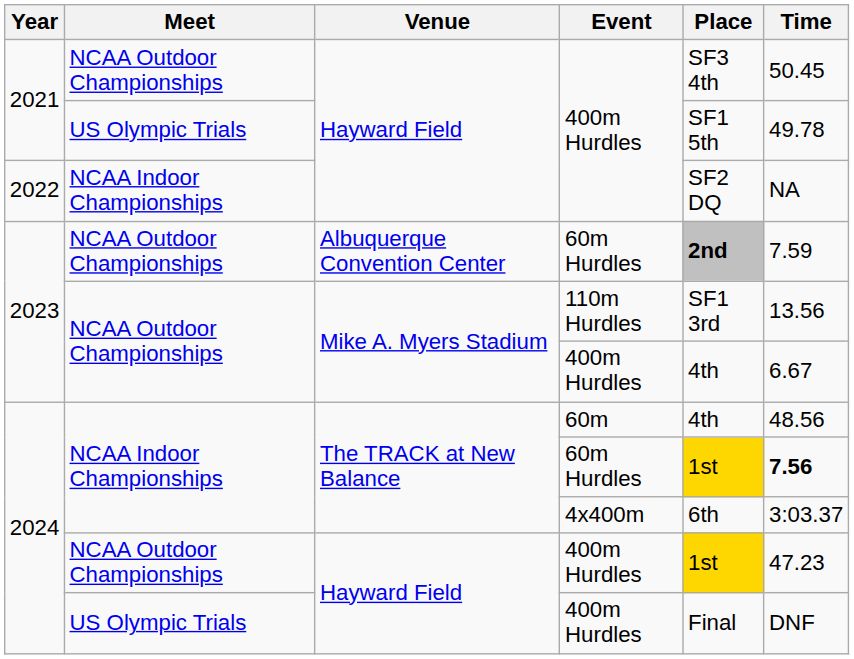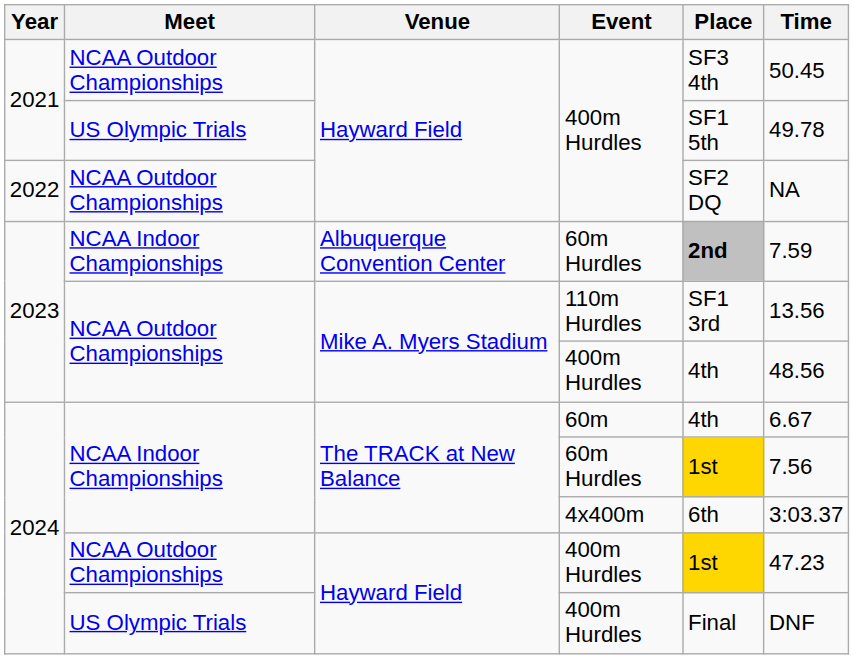(146, 190) NCAA Indoor Championships -> (146, 190) NCAA Outdoor Championships
(146, 250) NCAA Outdoor Championships -> (146, 250) NCAA Indoor Championships
(791, 371) 6.67 -> (797, 371) 48.56
(797, 419) 48.56 -> (791, 419) 6.67
(791, 466) bold -> (791, 466) normal
